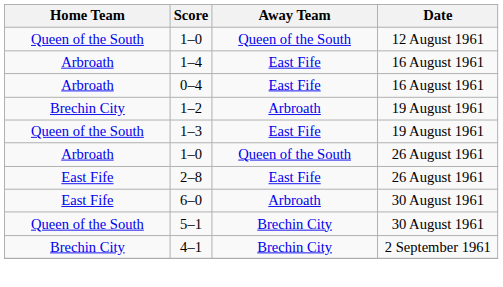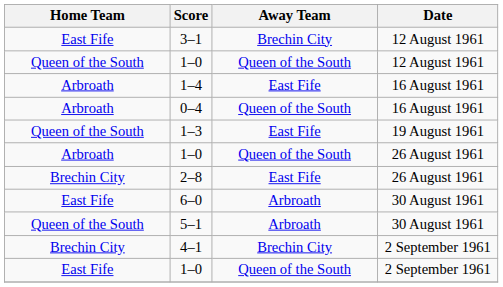+ row: (191, 39)
(295, 85) East Fife -> (295, 108) Queen of the South
- row: (191, 108)
(87, 177) East Fife -> (87, 177) Brechin City
(295, 223) Brechin City -> (295, 223) Arbroath
+ row: (191, 270)
